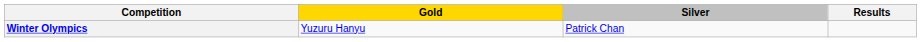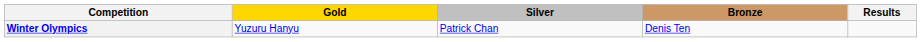+ column: (745, 12)
